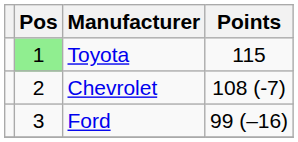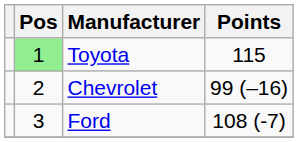(249, 88) 108 (-7) -> (249, 88) 99 (–16)
(249, 121) 99 (–16) -> (249, 121) 108 (-7)
